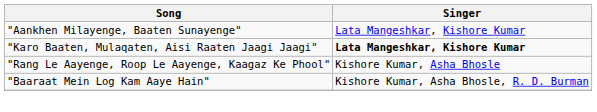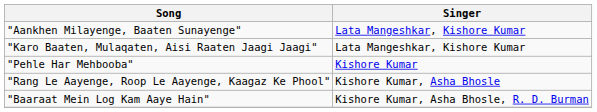(430, 47) bold -> (430, 47) normal
+ row: (70, 64)
